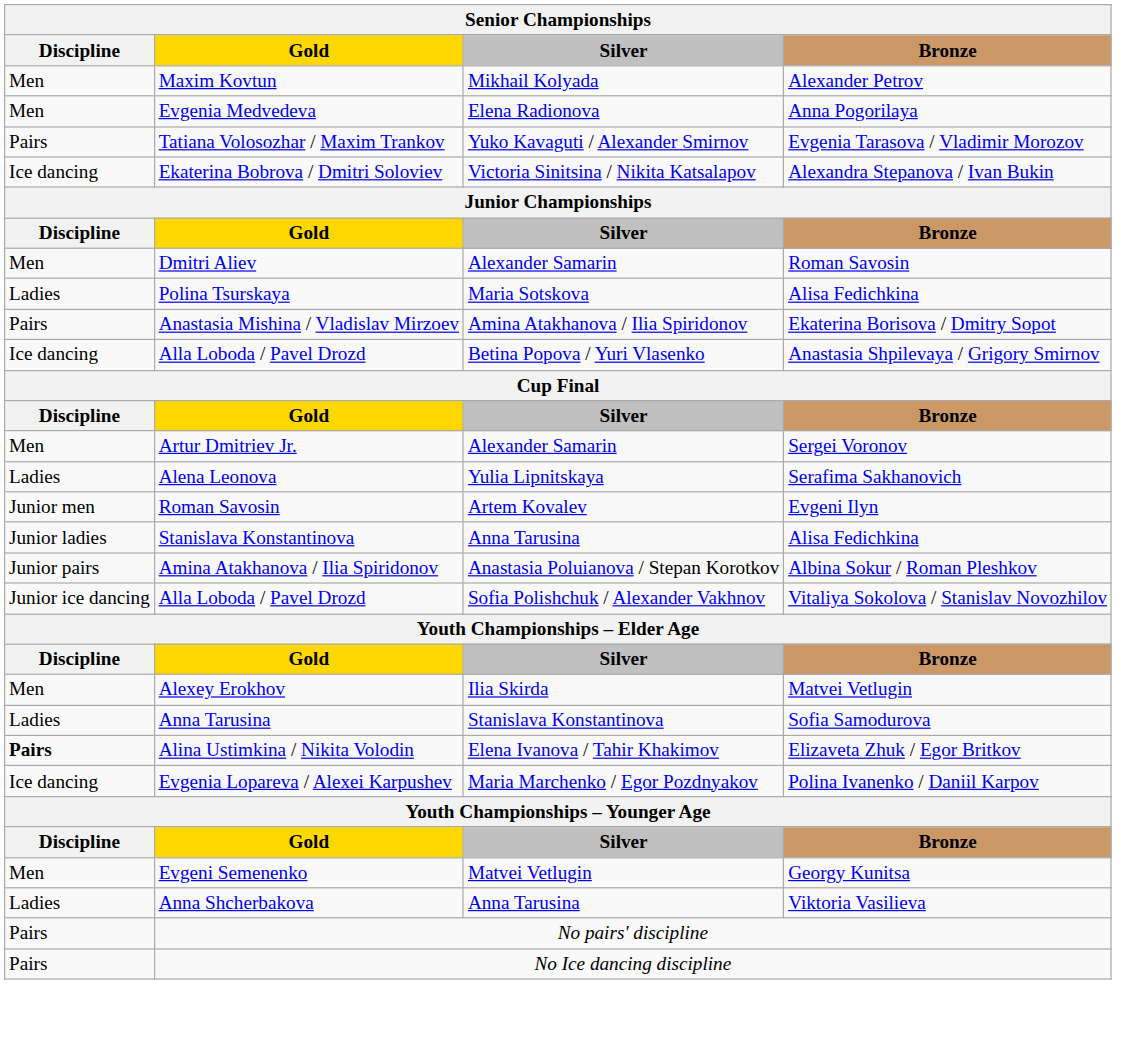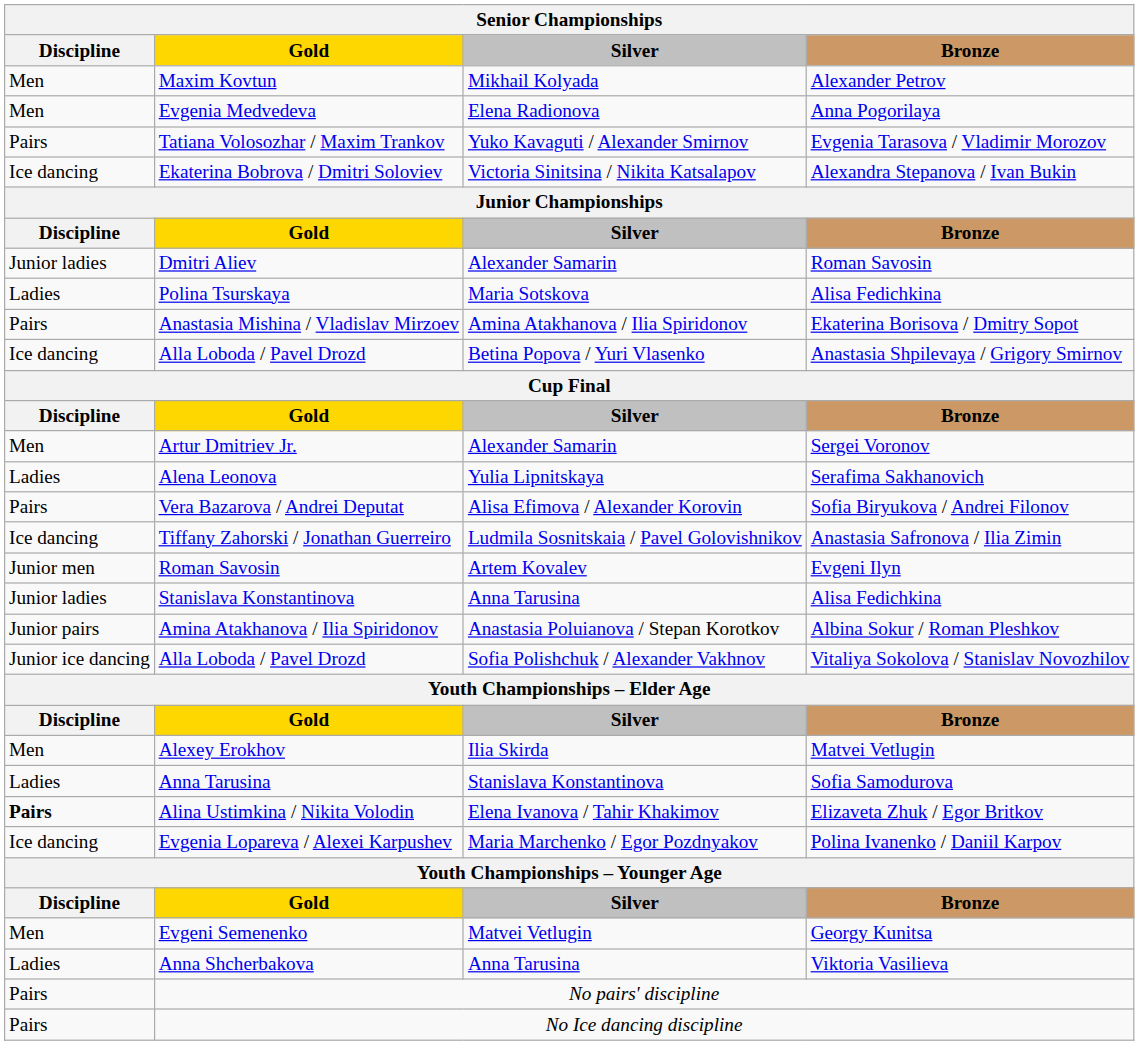(27, 263) Men -> (58, 263) Junior ladies
+ row: (281, 506)
+ row: (305, 537)
